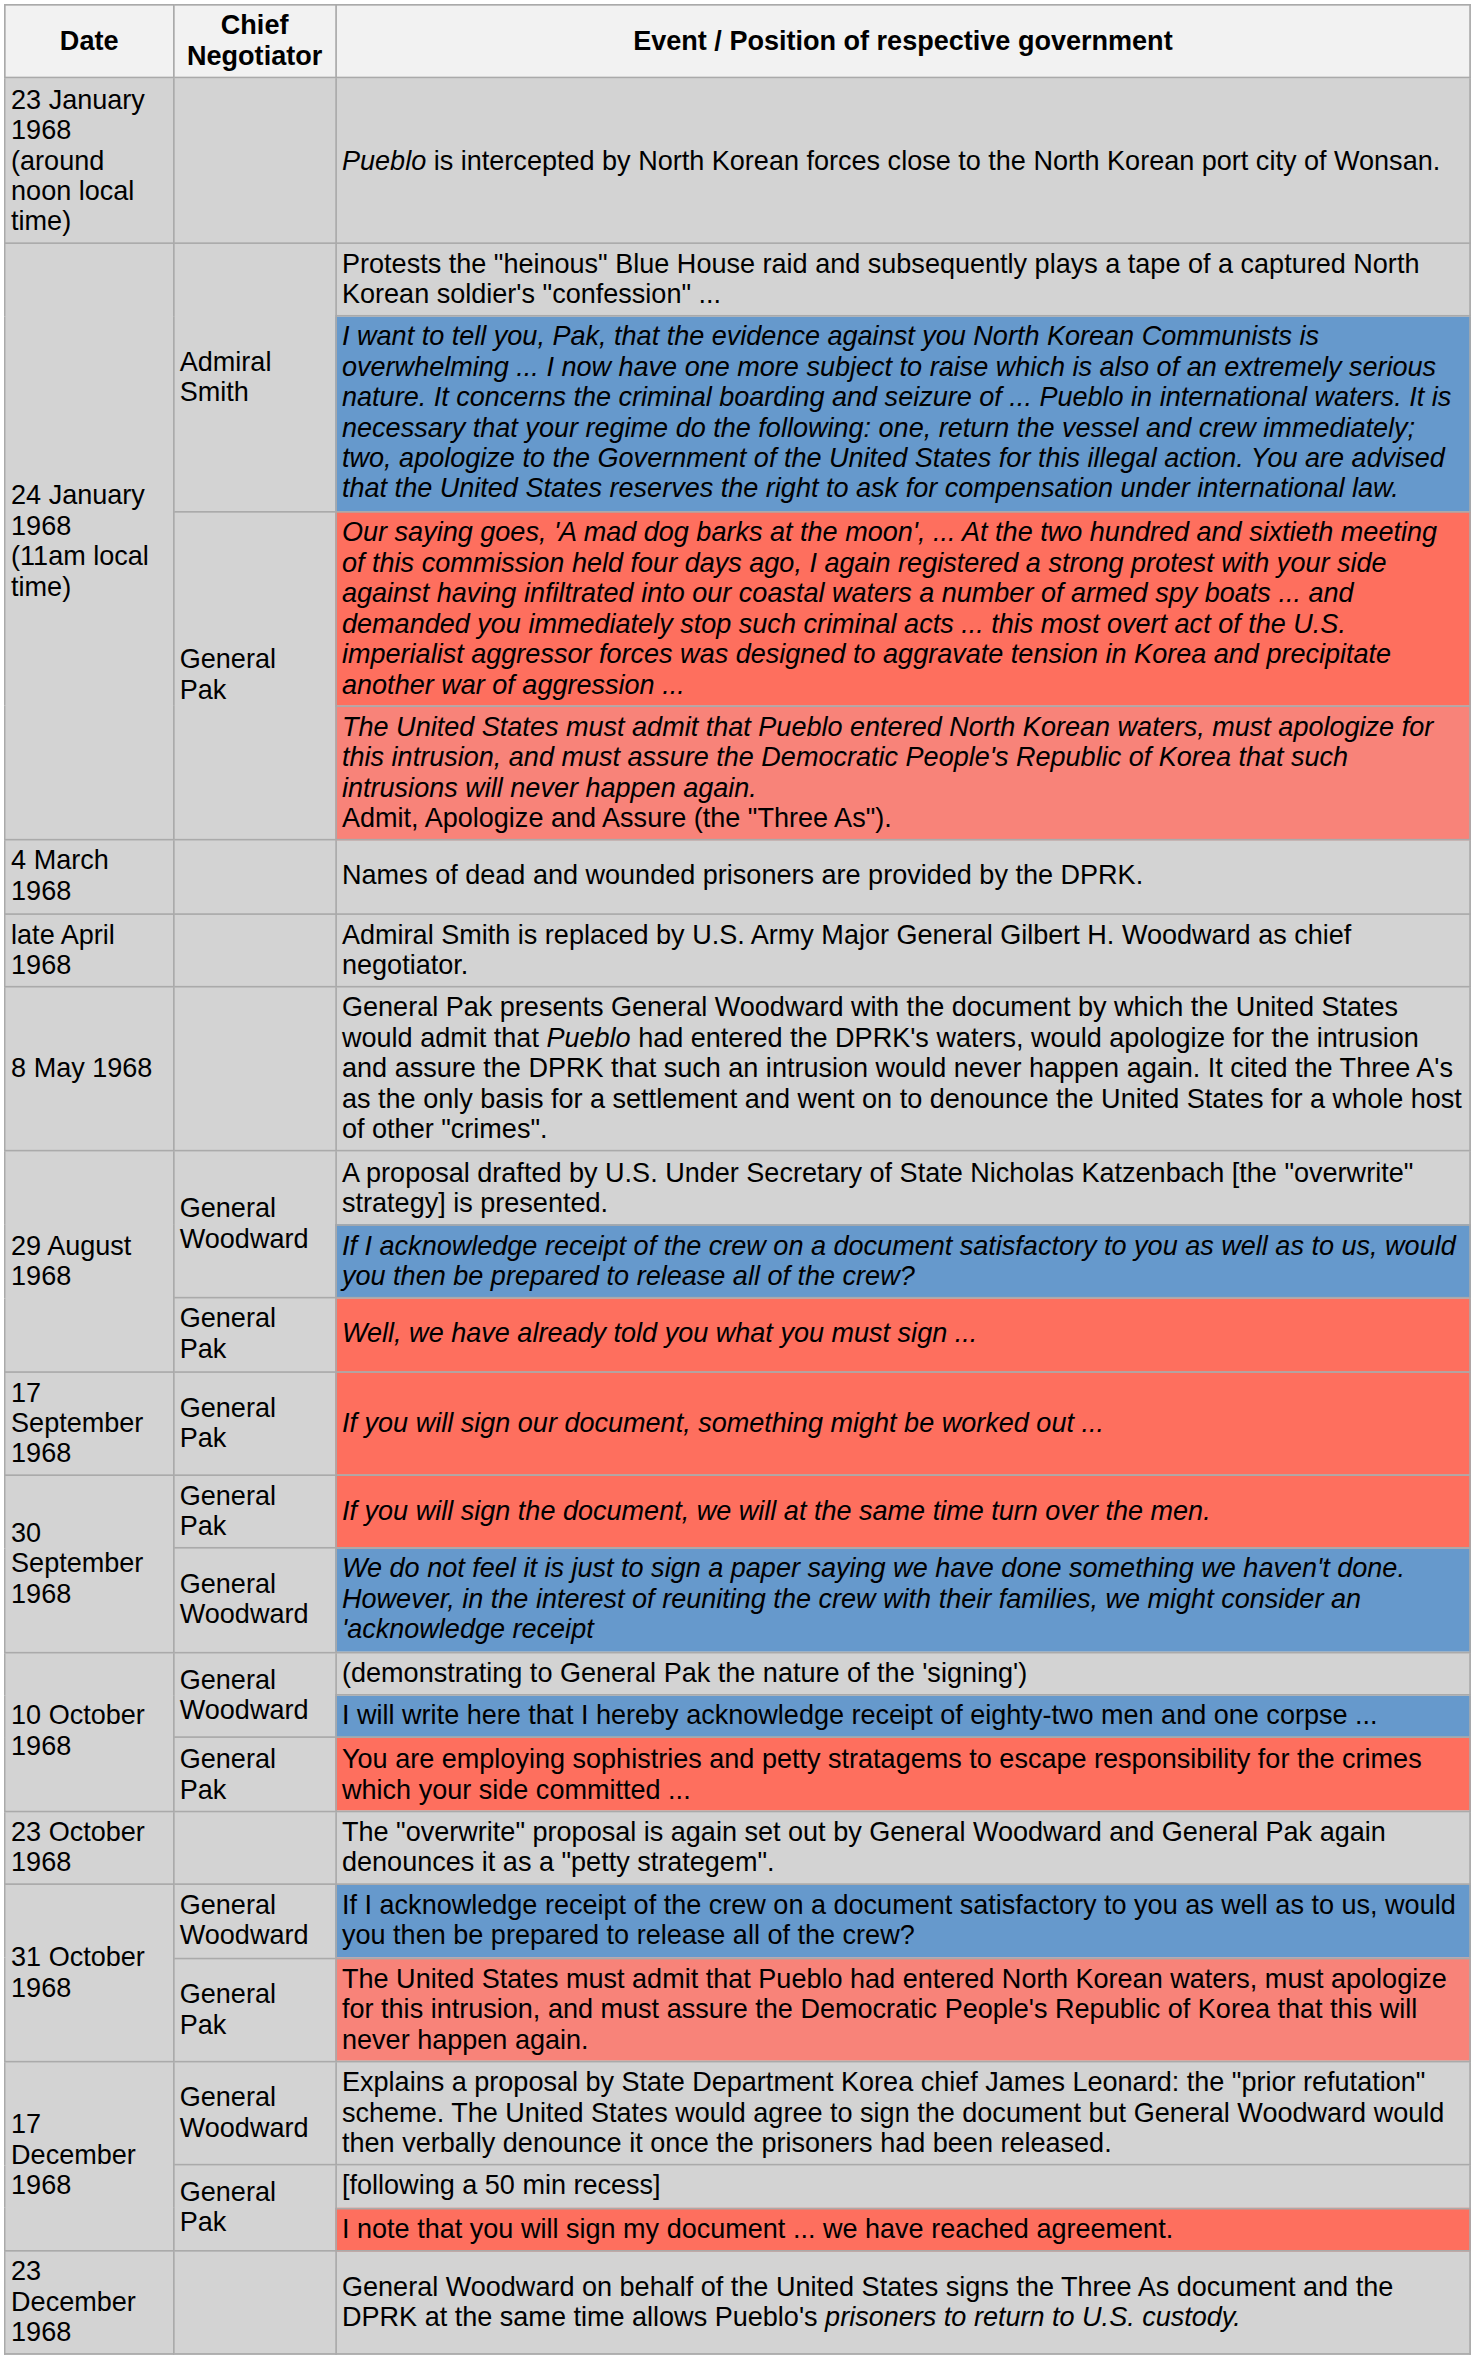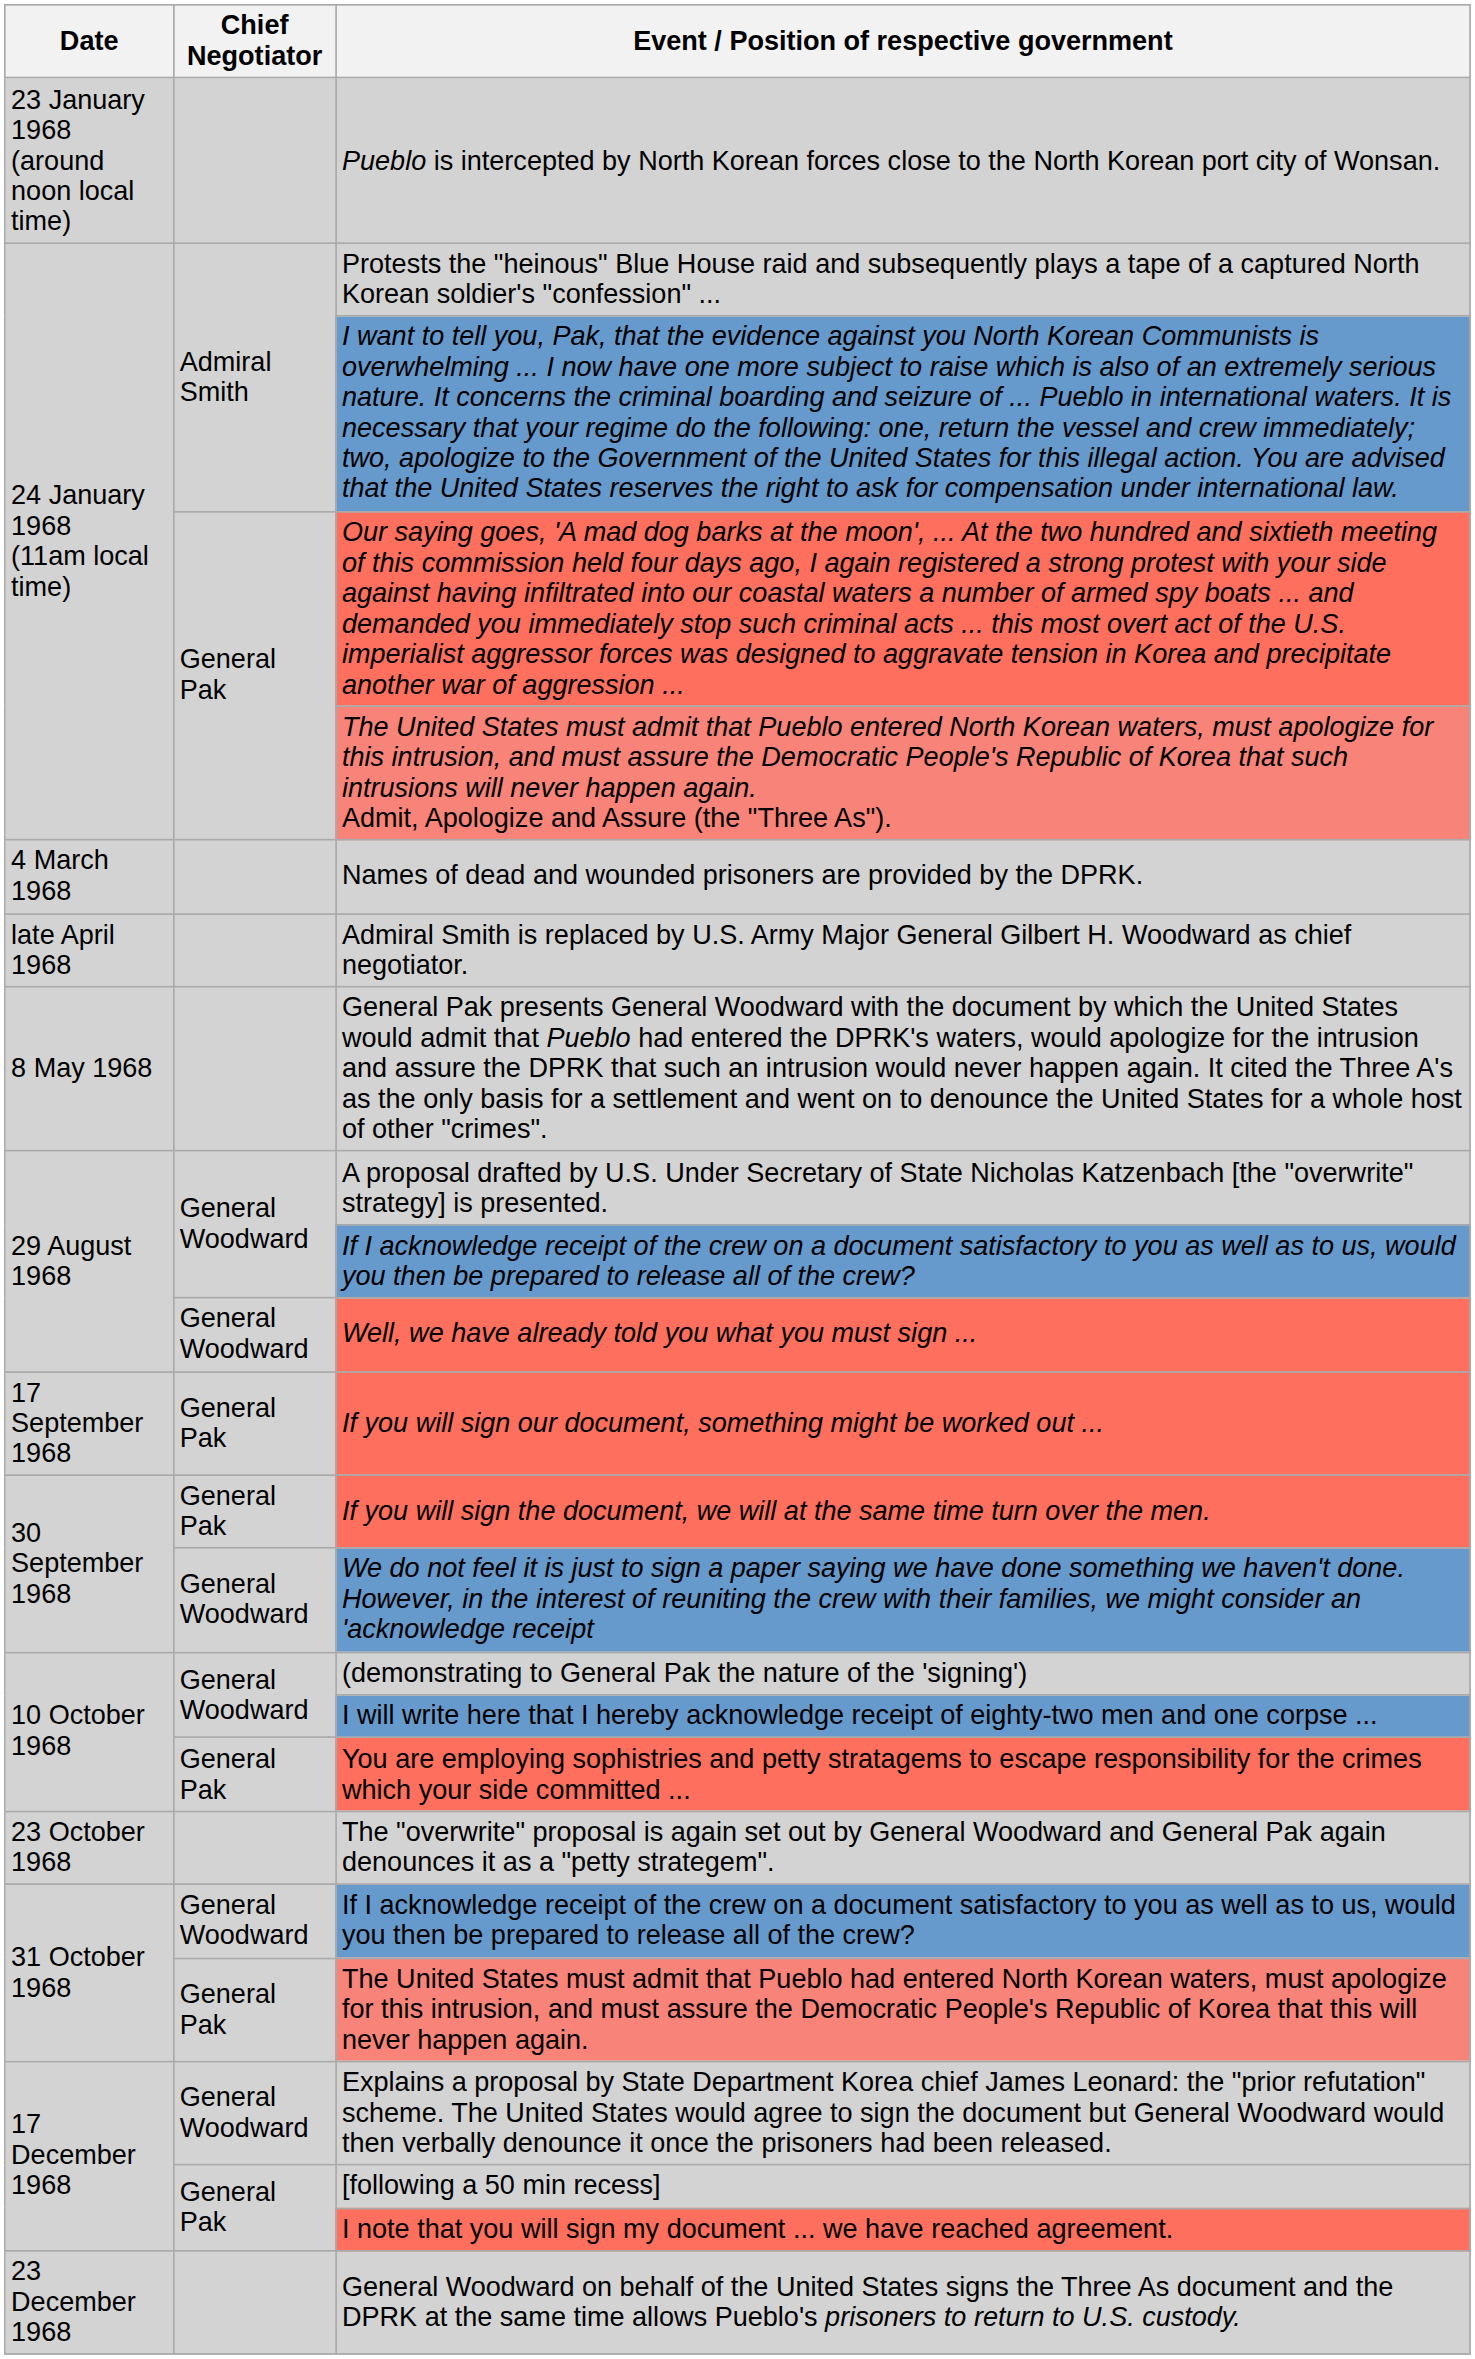(228, 1334) General Pak -> (244, 1334) General Woodward
